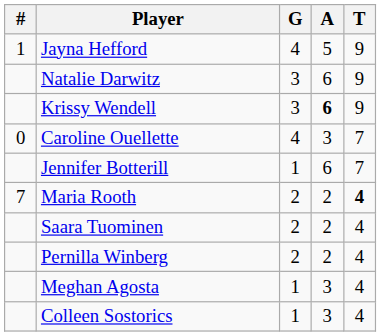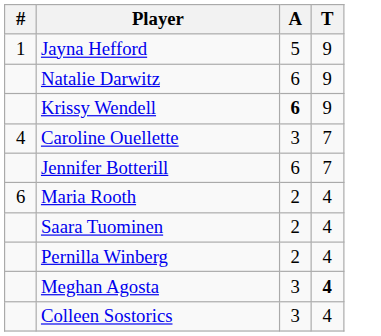- column: (295, 19)
(21, 138) 0 -> (21, 138) 4
(21, 197) 7 -> (21, 197) 6
(359, 197) bold -> (327, 197) normal
(359, 286) normal -> (327, 286) bold
